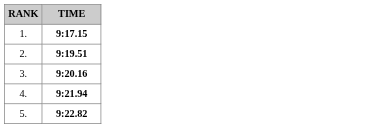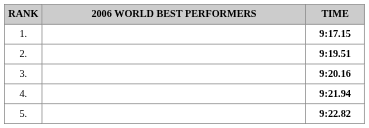+ column: (174, 14)
